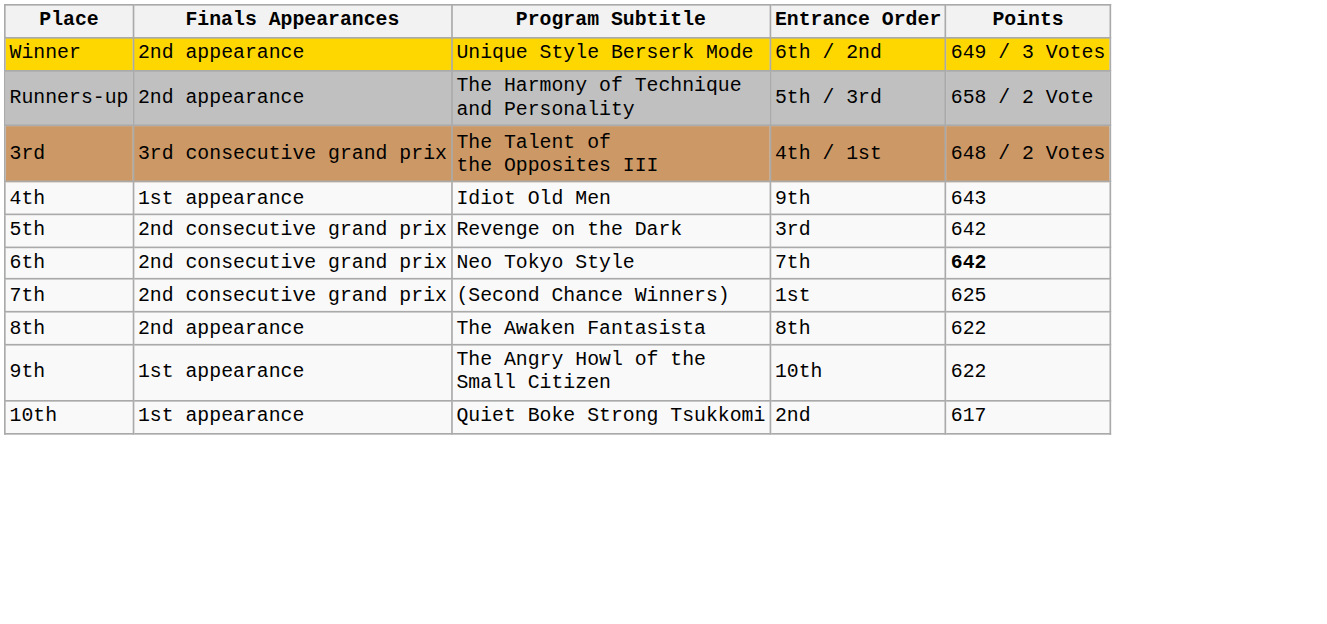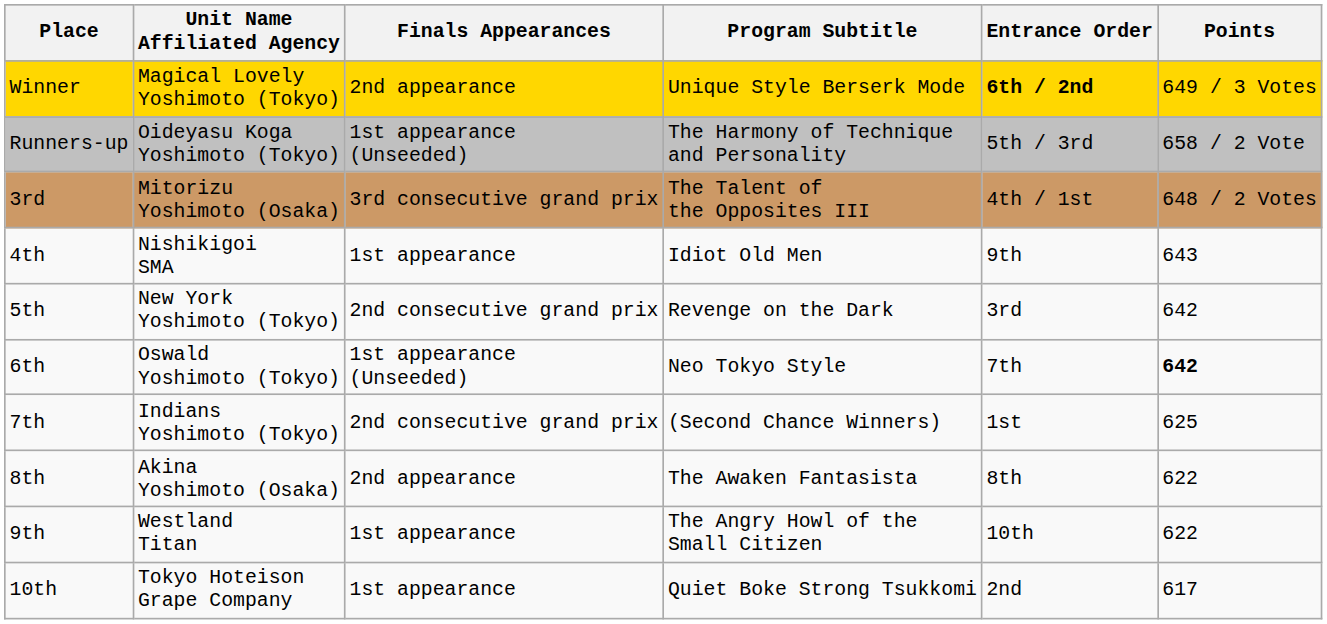+ column: (239, 33)
(828, 54) normal -> (1040, 88) bold
(221, 98) 2nd appearance -> (433, 144) 1st appearance (Unseeded)
(292, 263) 2nd consecutive grand prix -> (433, 367) 1st appearance (Unseeded)
